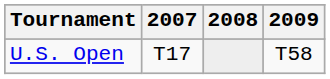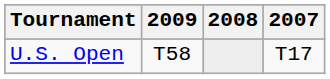columns swapped: (172, 22) <-> (294, 22)
